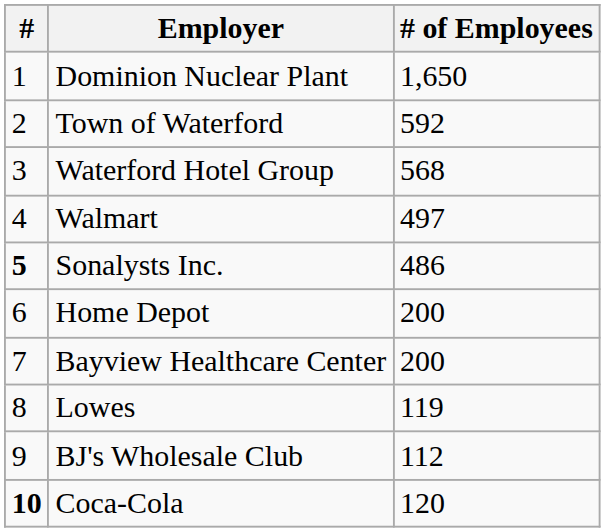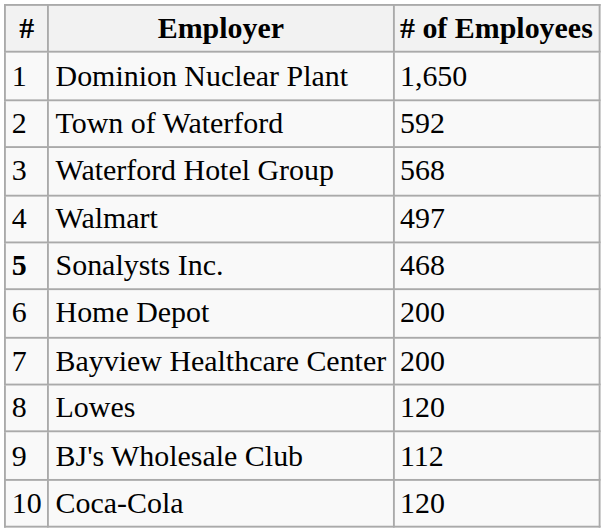(422, 265) 486 -> (422, 265) 468
(422, 407) 119 -> (422, 407) 120
(27, 502) bold -> (27, 502) normal
